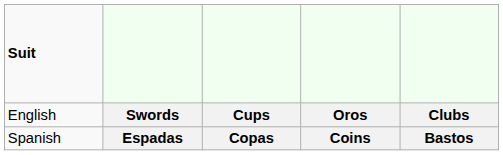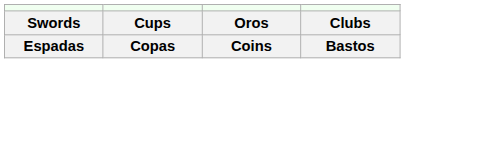- column: (22, 53)
